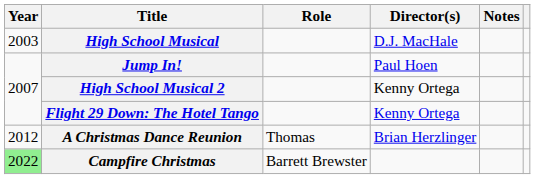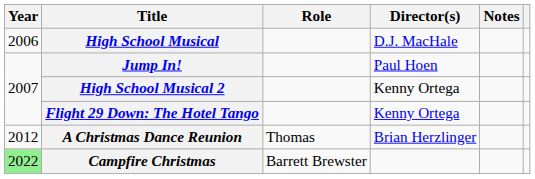(23, 40) 2003 -> (23, 40) 2006
